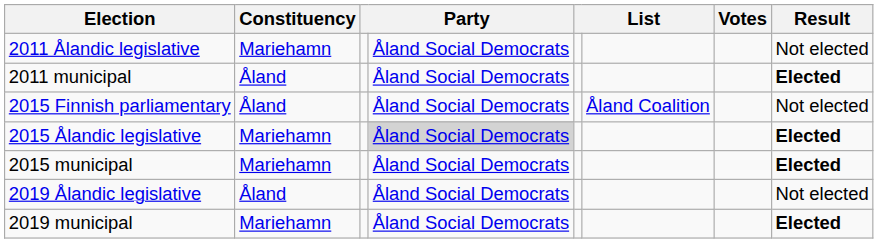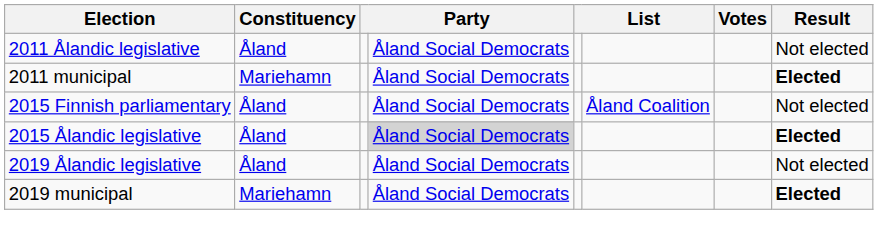(285, 48) Mariehamn -> (263, 48) Åland
(263, 77) Åland -> (285, 77) Mariehamn
(285, 135) Mariehamn -> (263, 135) Åland
- row: (71, 164)
